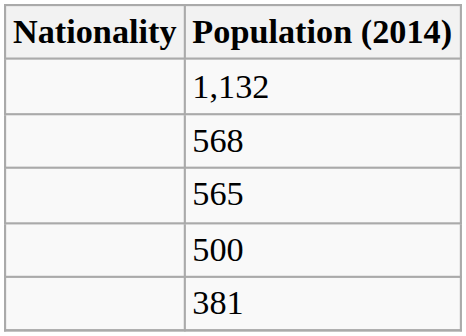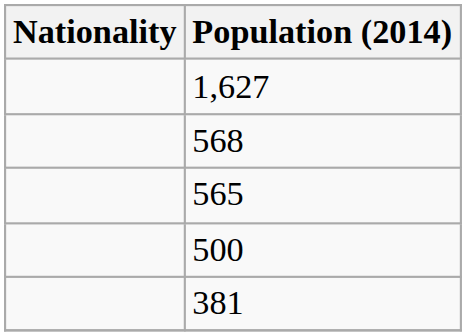+ row: (231, 85)
- row: (231, 85)
